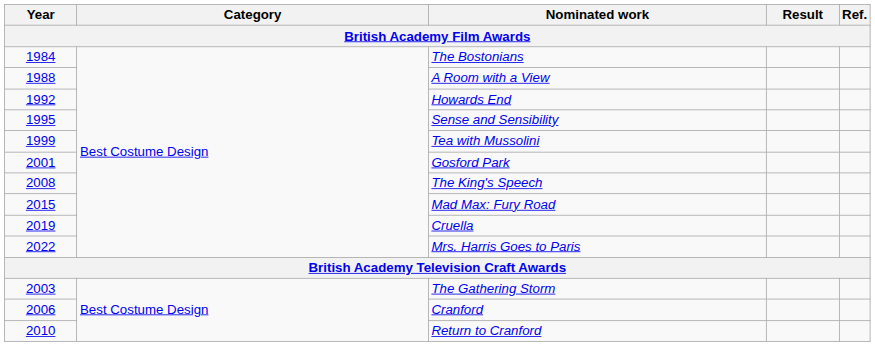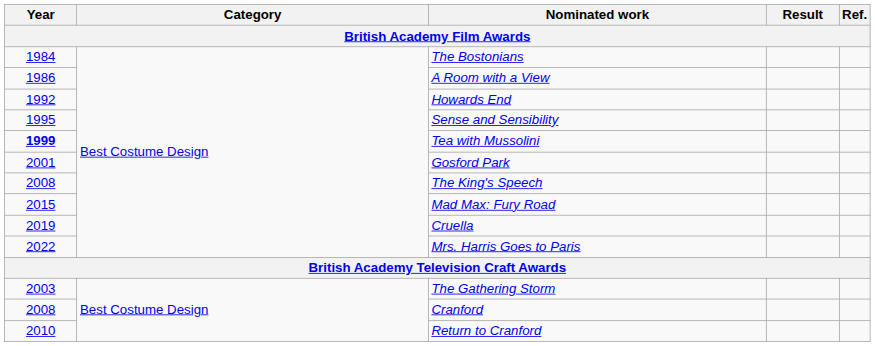(41, 78) 1988 -> (41, 78) 1986
(41, 141) normal -> (41, 141) bold
(41, 309) 2006 -> (41, 309) 2008
